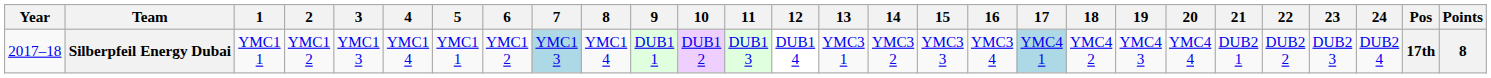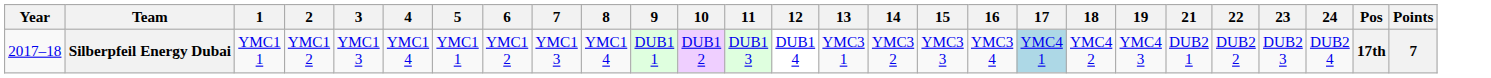- column: (1190, 16)
(557, 50) lightblue background -> (557, 50) no background
(1463, 50) 8 -> (1413, 50) 7
